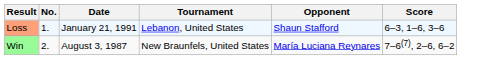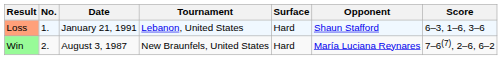+ column: (291, 11)
